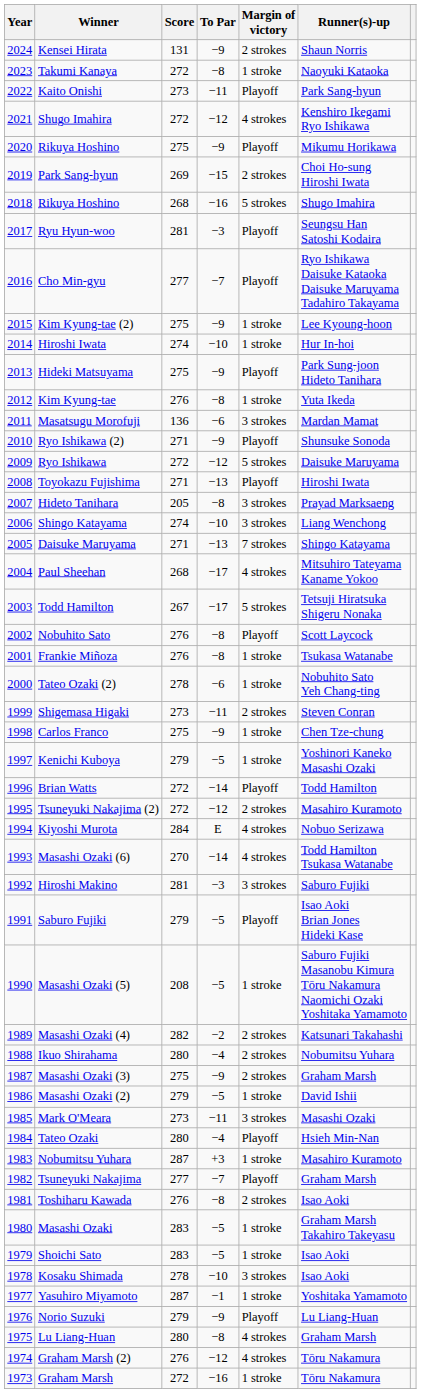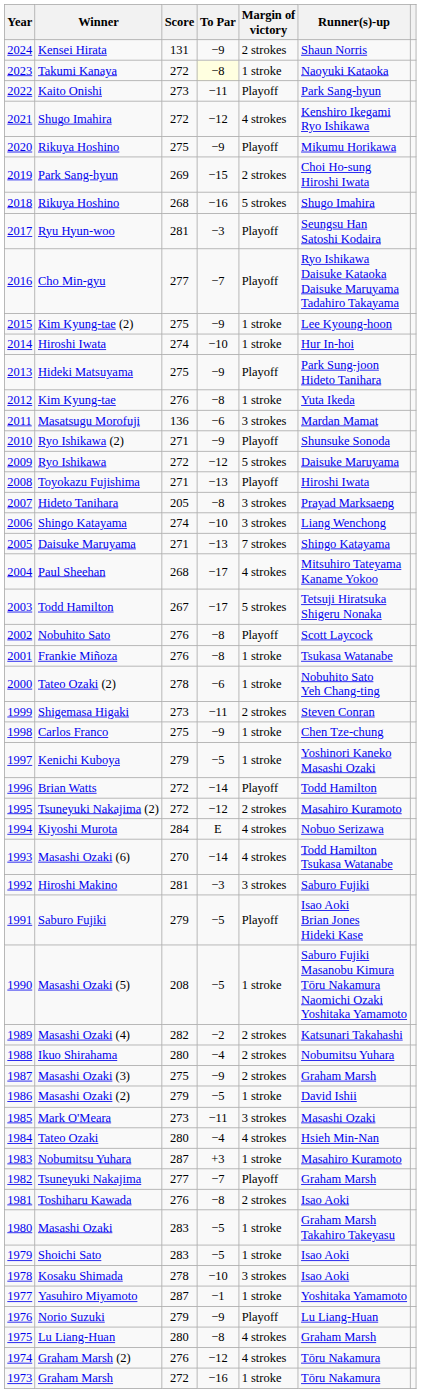(218, 70) no background -> (218, 70) lightyellow background
(260, 1138) Playoff -> (264, 1138) 4 strokes
